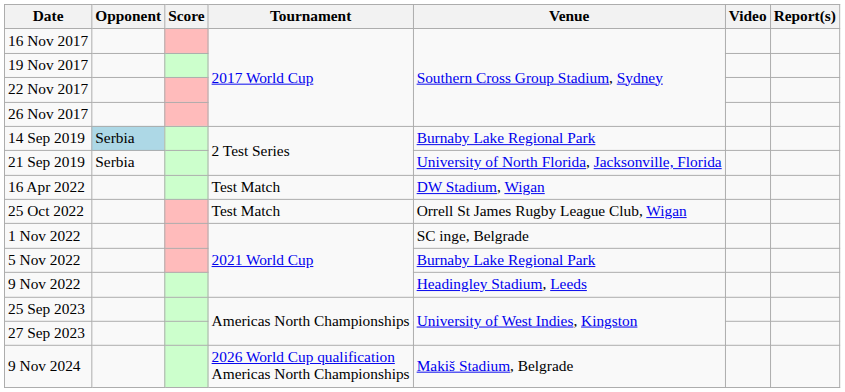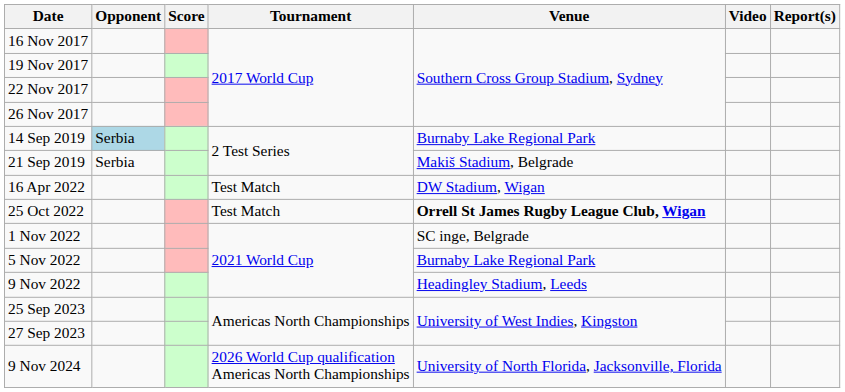(569, 162) University of North Florida, Jacksonville, Florida -> (495, 162) Makiš Stadium, Belgrade
(552, 211) normal -> (561, 211) bold
(495, 366) Makiš Stadium, Belgrade -> (569, 366) University of North Florida, Jacksonville, Florida
